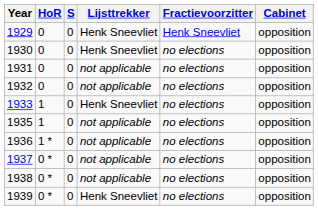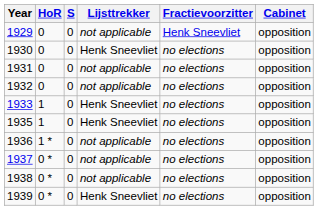(119, 31) Henk Sneevliet -> (115, 31) not applicable
(115, 123) not applicable -> (119, 123) Henk Sneevliet
